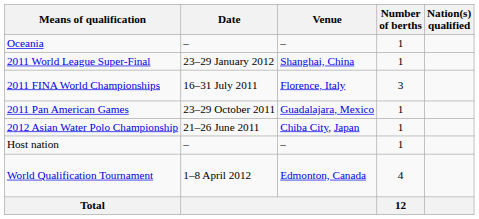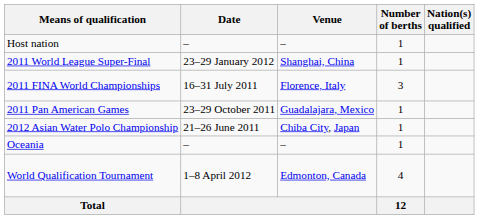rows swapped: (33, 145) <-> (25, 43)
